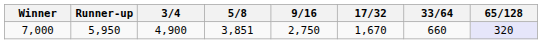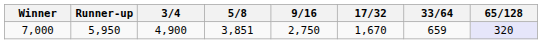(437, 30) 660 -> (437, 30) 659
